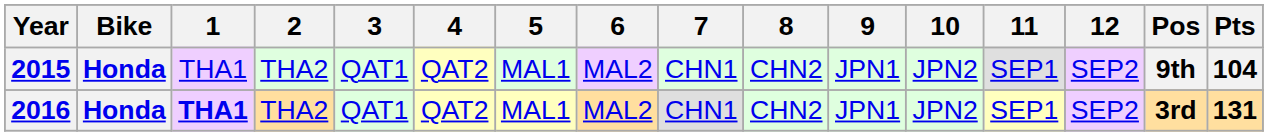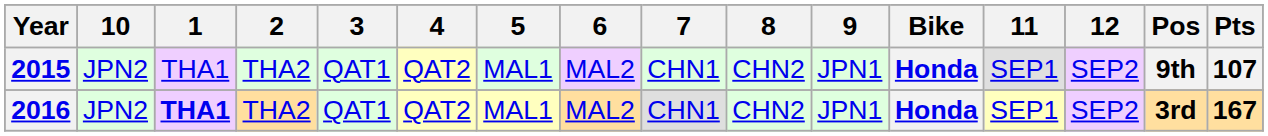columns swapped: (124, 26) <-> (945, 26)
(1235, 68) 104 -> (1235, 68) 107
(1235, 111) 131 -> (1235, 111) 167
